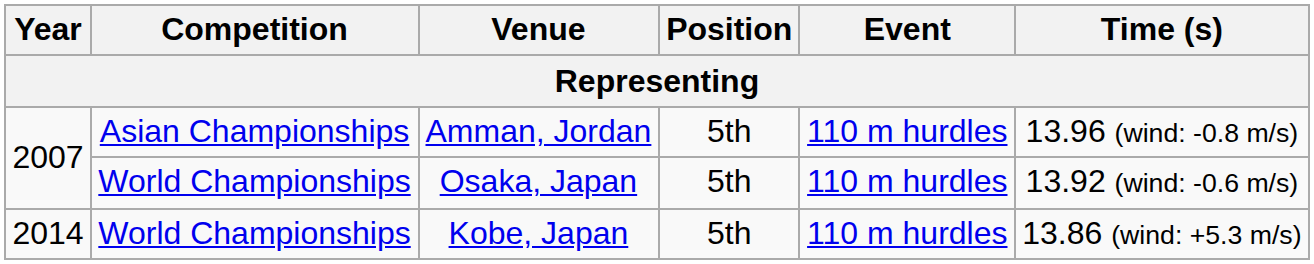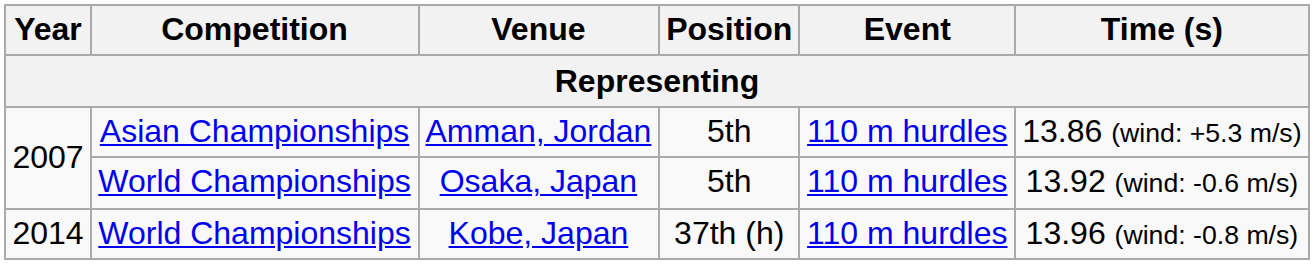(1162, 131) 13.96 (wind: -0.8 m/s) -> (1162, 131) 13.86 (wind: +5.3 m/s)
(729, 232) 5th -> (729, 232) 37th (h)
(1162, 232) 13.86 (wind: +5.3 m/s) -> (1162, 232) 13.96 (wind: -0.8 m/s)
